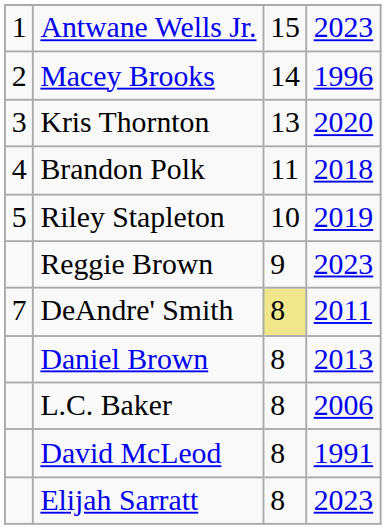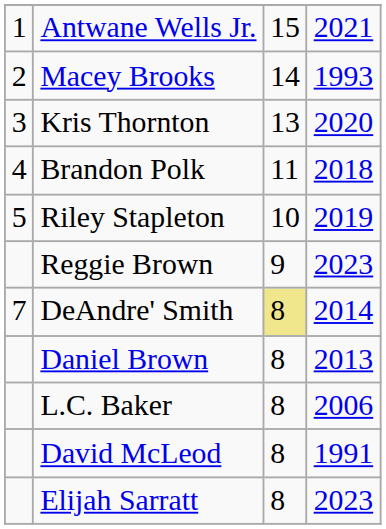(343, 28) 2023 -> (343, 28) 2021
(343, 75) 1996 -> (343, 75) 1993
(343, 311) 2011 -> (343, 311) 2014
